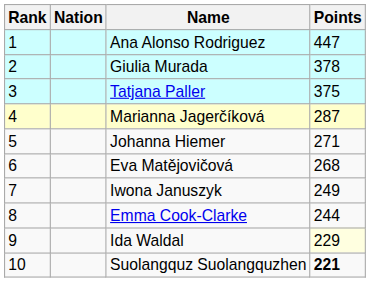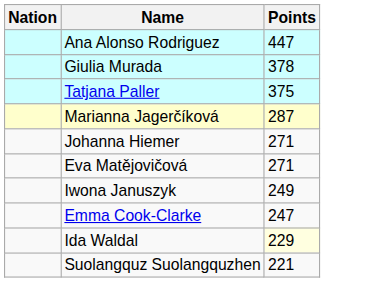- column: (27, 17)
(327, 166) 268 -> (281, 166) 271
(327, 216) 244 -> (281, 216) 247
(327, 265) bold -> (281, 265) normal
